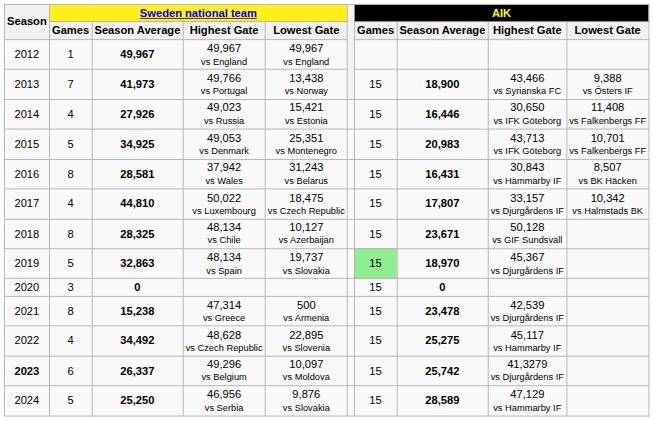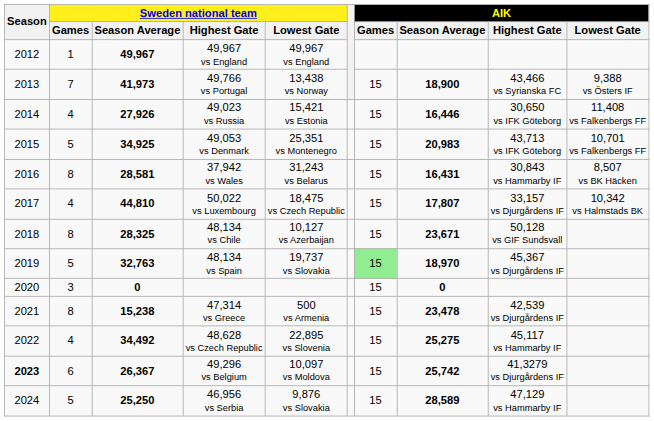(137, 263) 32,863 -> (137, 263) 32,763
(137, 370) 26,337 -> (137, 370) 26,367
